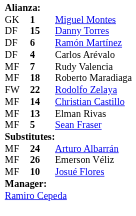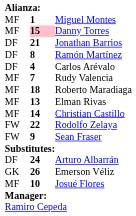(12, 19) GK -> (12, 19) MF
(11, 31) DF -> (12, 31) MF
(35, 31) no background -> (35, 31) pink background
+ row: (89, 43)
(32, 43) 6 -> (32, 54) 8
rows swapped: (81, 113) <-> (86, 90)
(12, 125) MF -> (12, 137) FW
(32, 125) 5 -> (32, 137) 9
(12, 148) MF -> (11, 160) DF
(12, 160) MF -> (12, 172) GK
